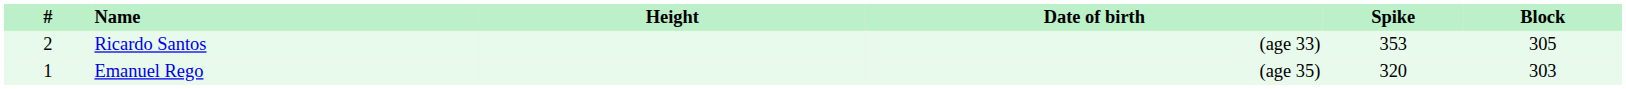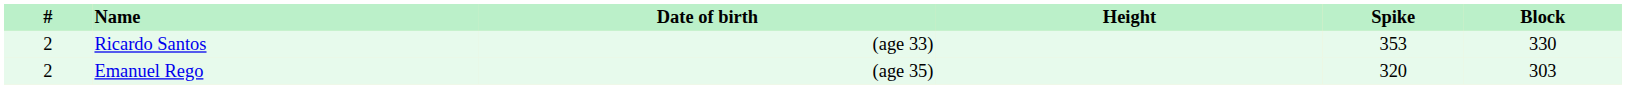columns swapped: (1094, 17) <-> (672, 17)
(1543, 44) 305 -> (1543, 44) 330
(48, 71) 1 -> (48, 71) 2
